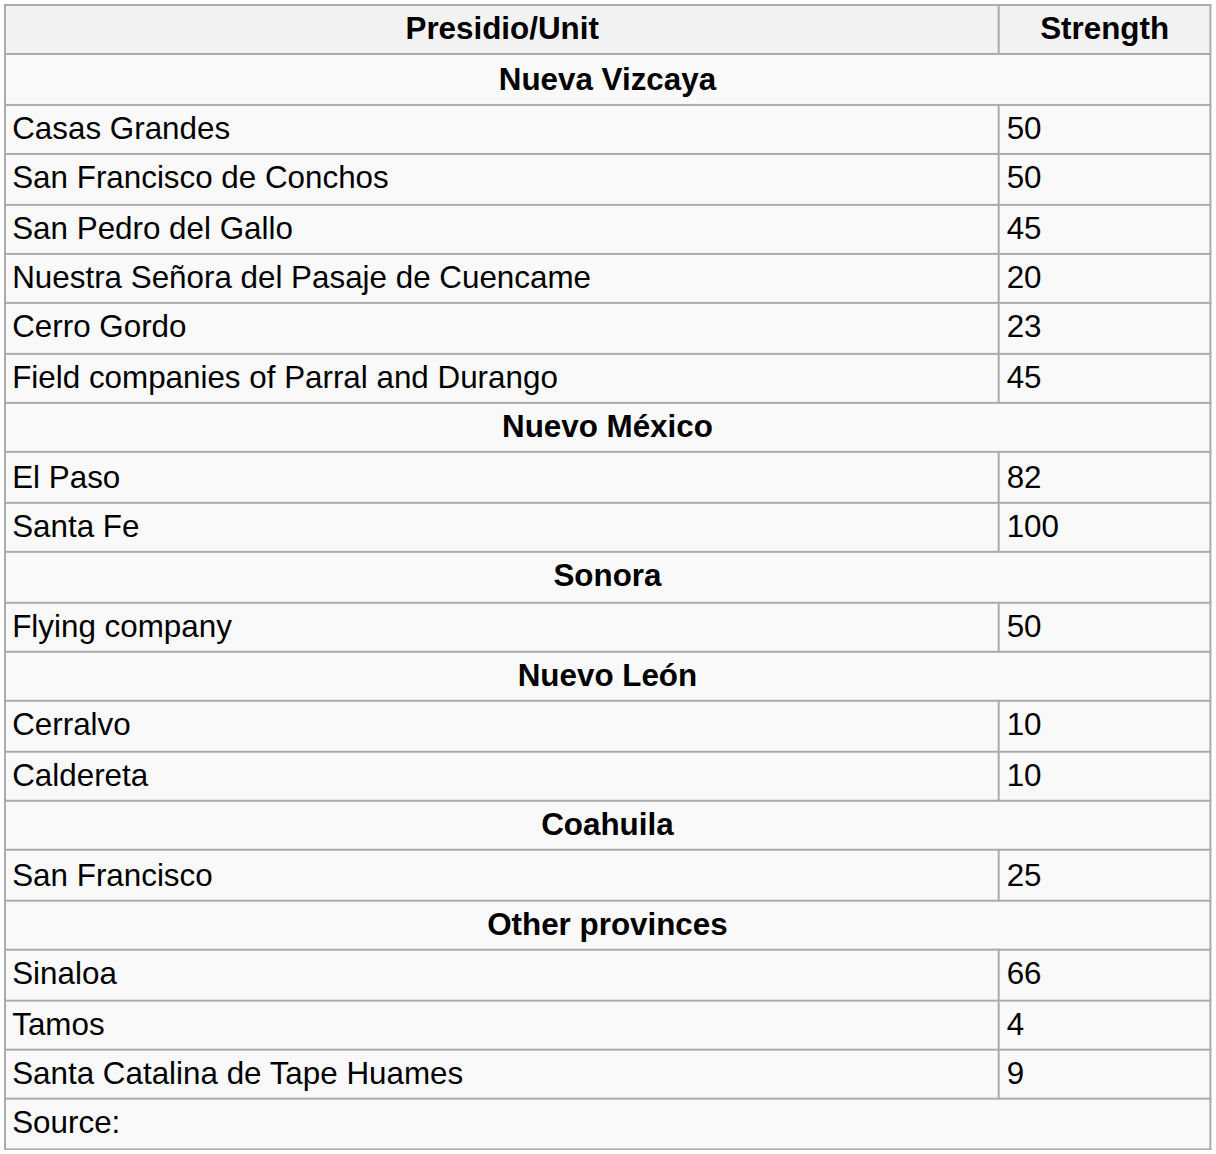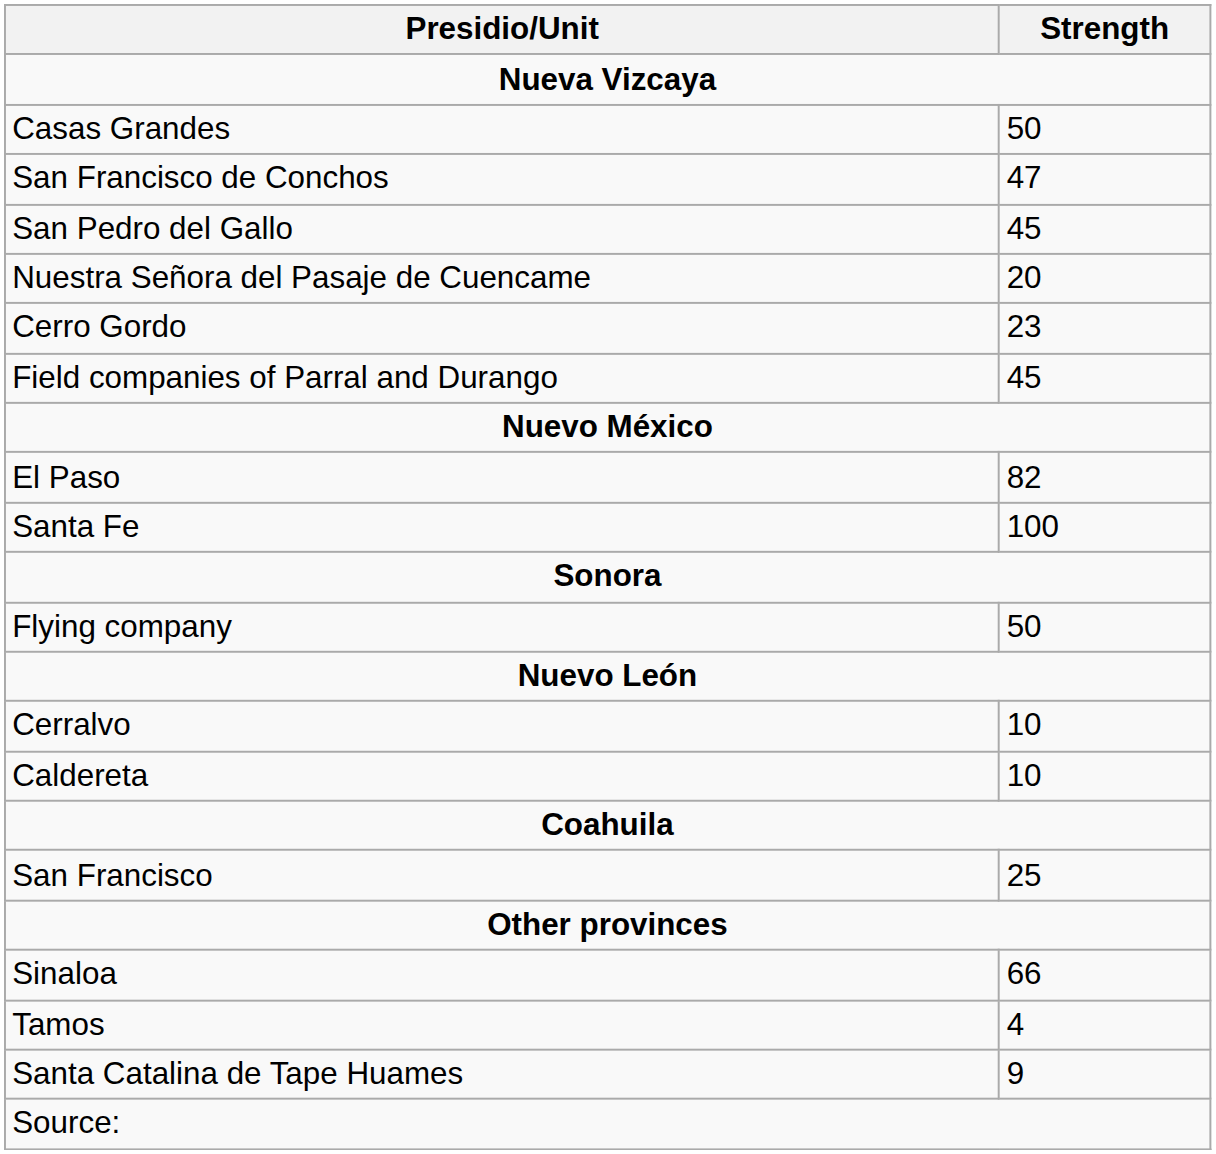(1024, 178) 50 -> (1024, 178) 47
